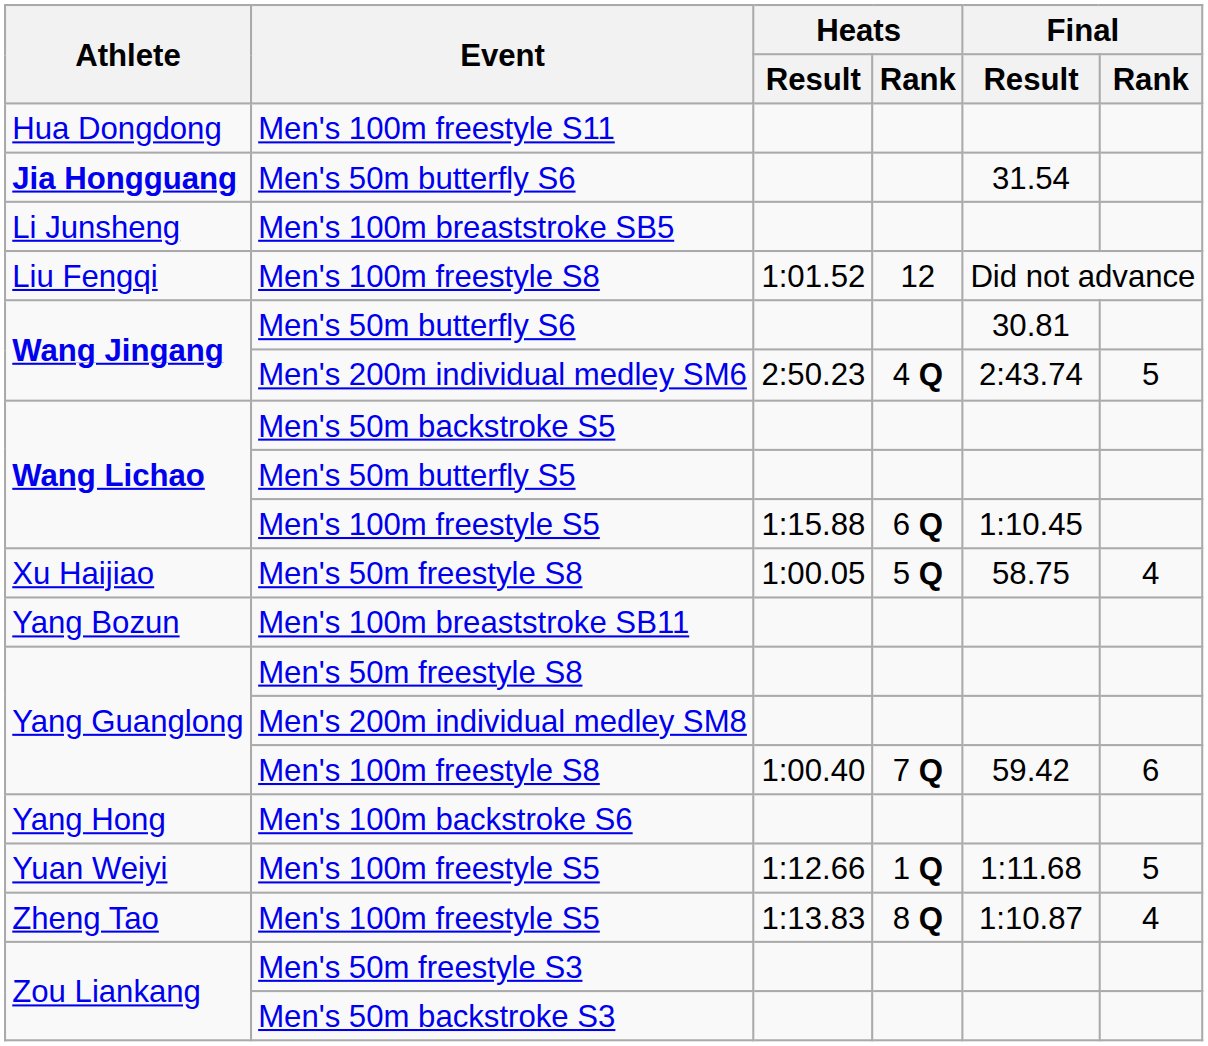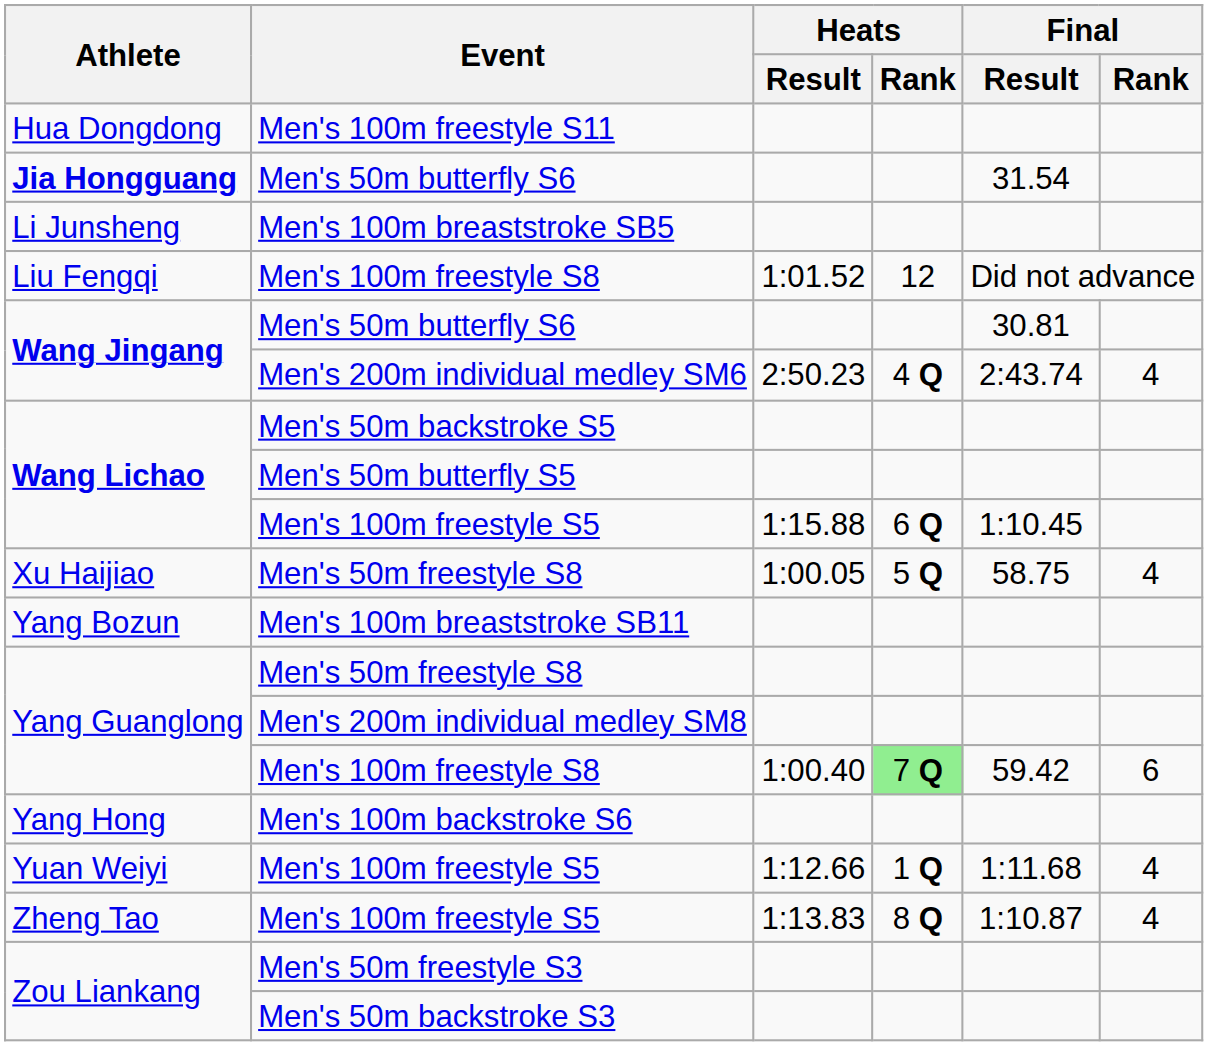(1151, 375) 5 -> (1151, 375) 4
(918, 770) no background -> (918, 770) lightgreen background
(1151, 868) 5 -> (1151, 868) 4
